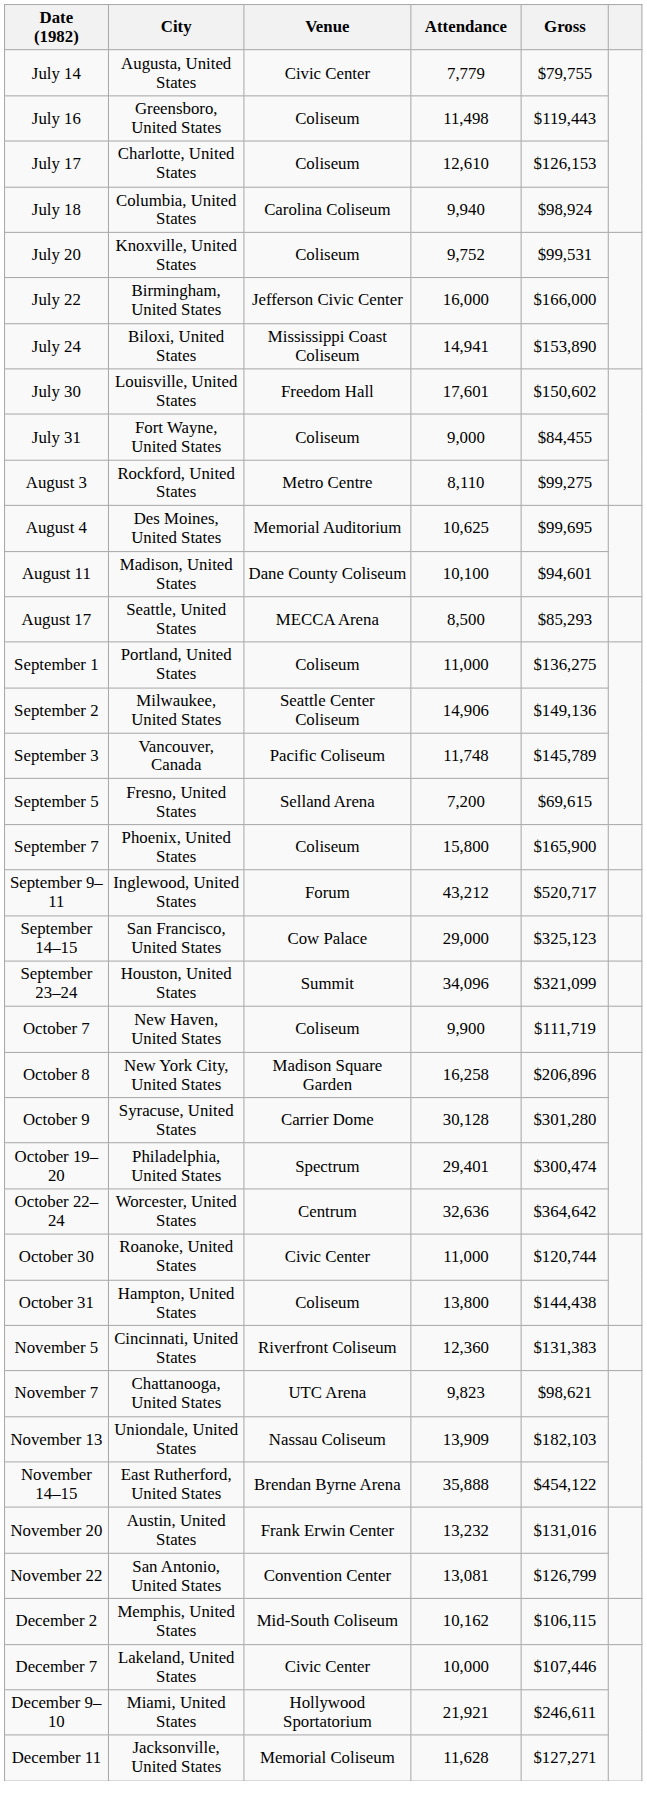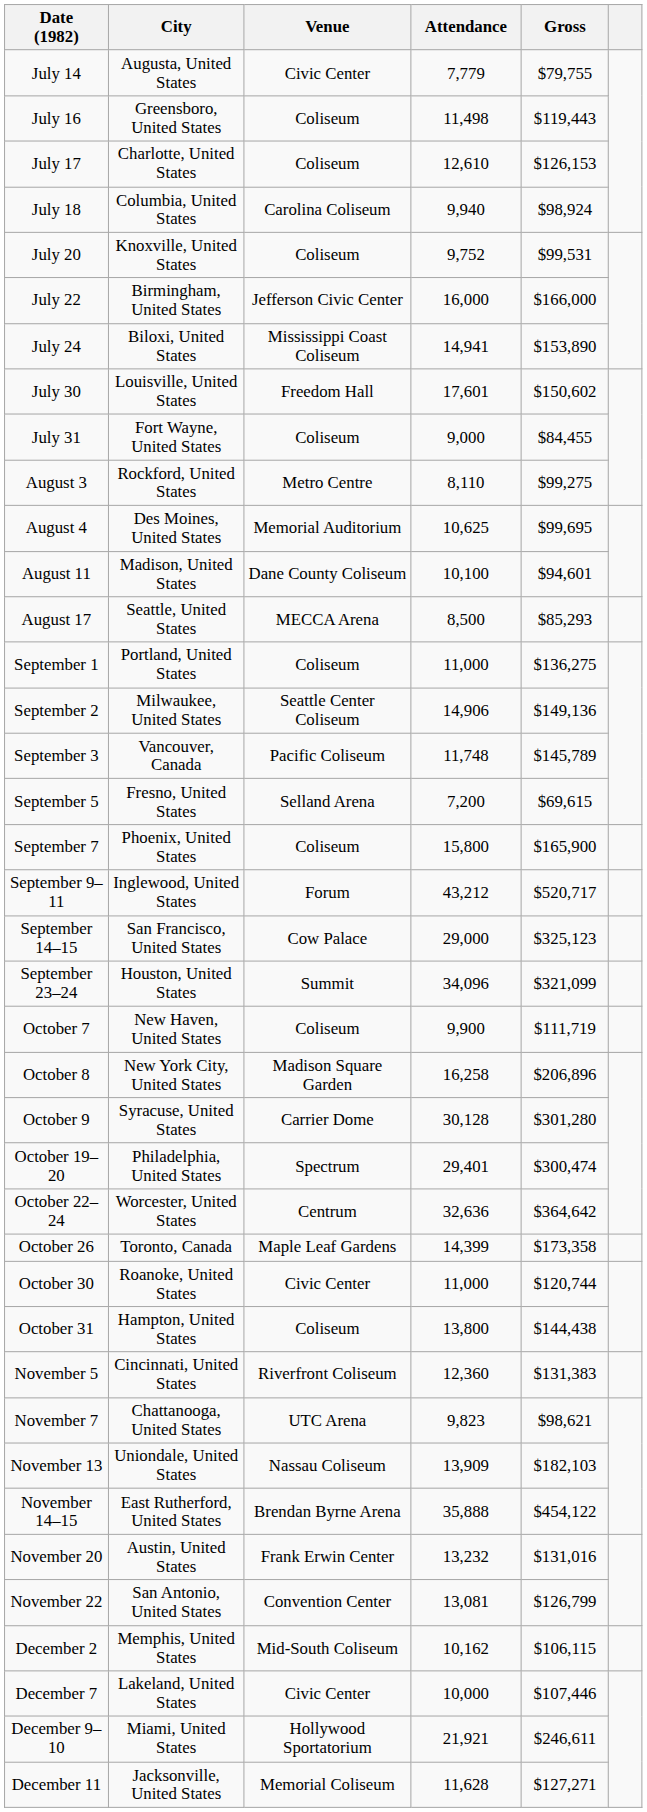+ row: (56, 1247)
